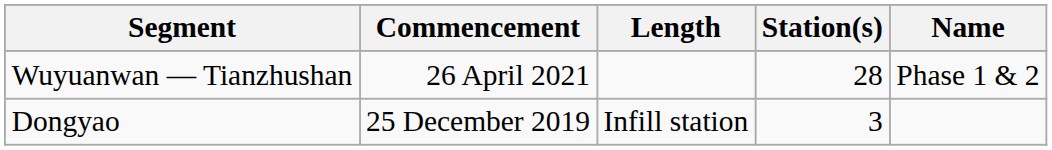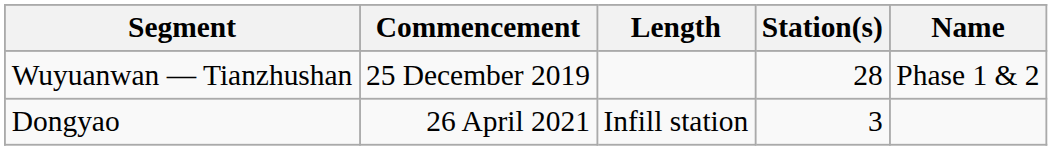(508, 74) 26 April 2021 -> (478, 74) 25 December 2019
(478, 121) 25 December 2019 -> (508, 121) 26 April 2021
